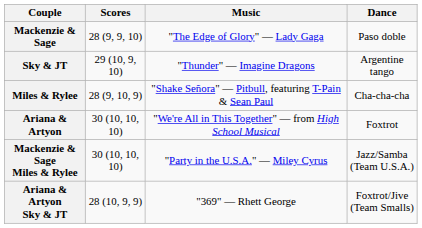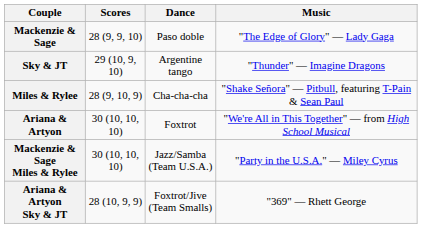columns swapped: (382, 13) <-> (246, 13)
